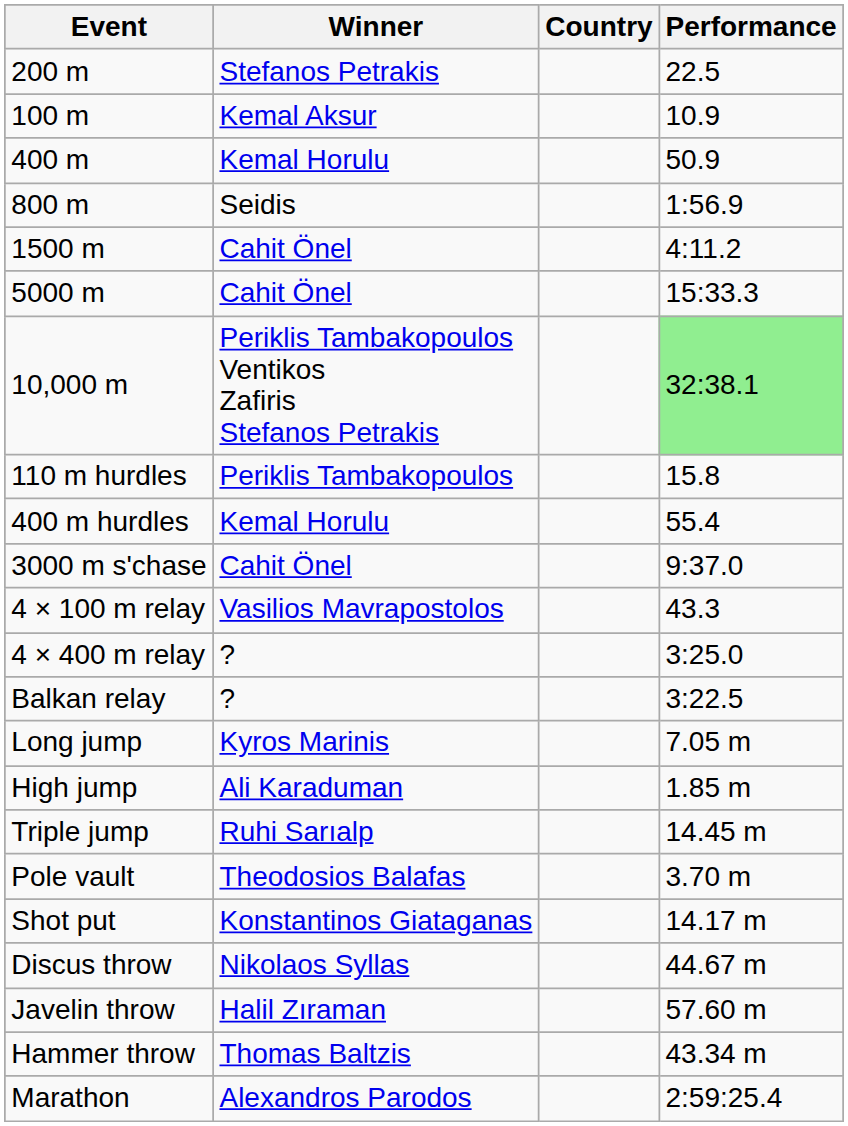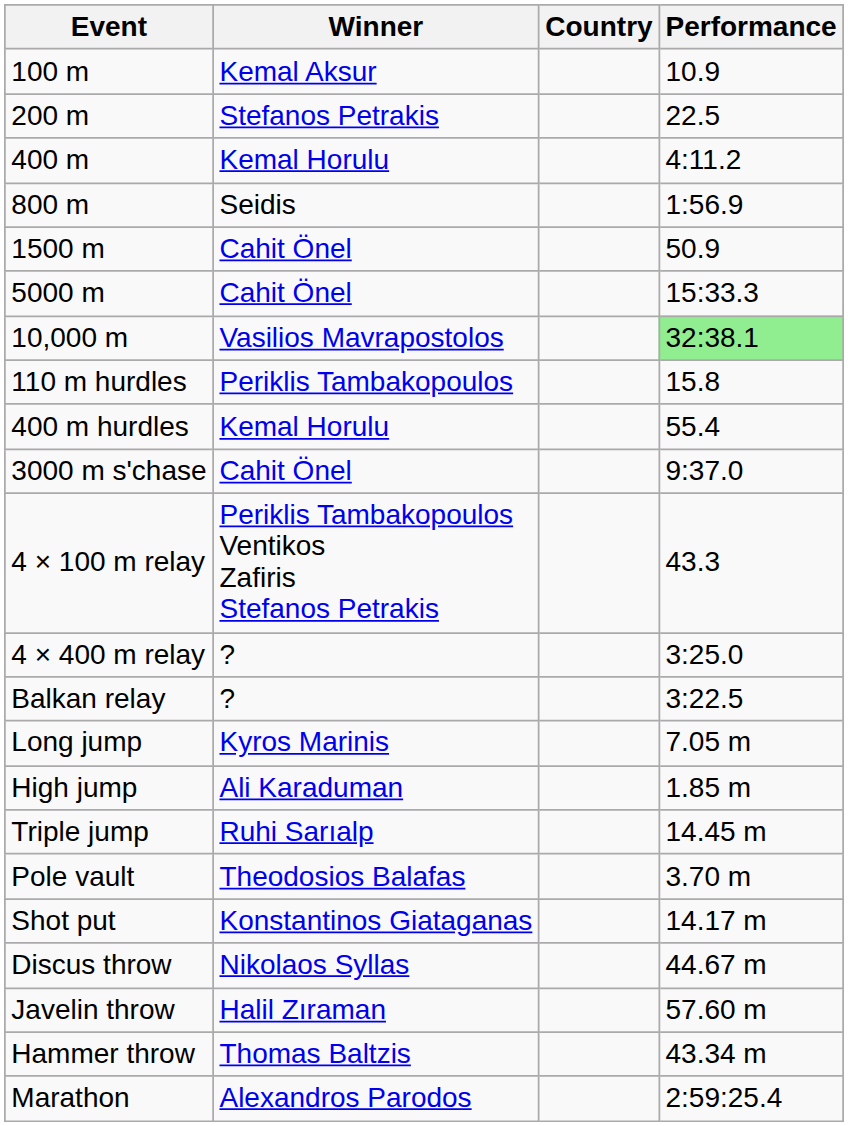rows swapped: (50, 115) <-> (50, 71)
(693, 159) 50.9 -> (703, 159) 4:11.2
(703, 248) 4:11.2 -> (693, 248) 50.9
(366, 384) Periklis Tambakopoulos Ventikos Zafiris Stefanos Petrakis -> (362, 337) Vasilios Mavrapostolos
(362, 609) Vasilios Mavrapostolos -> (366, 562) Periklis Tambakopoulos Ventikos Zafiris Stefanos Petrakis
